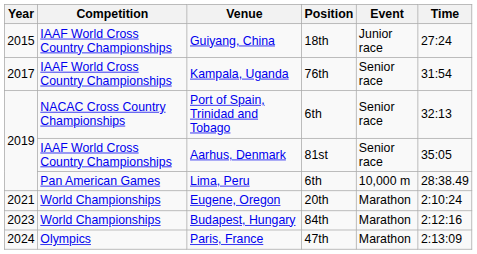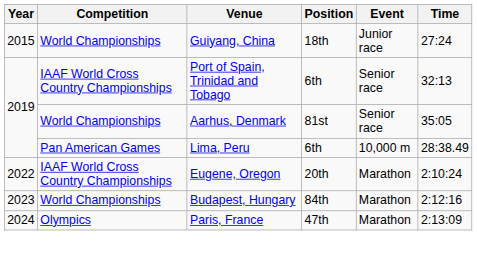(106, 40) IAAF World Cross Country Championships -> (100, 40) World Championships
- row: (239, 74)
(103, 114) NACAC Cross Country Championships -> (106, 81) IAAF World Cross Country Championships
(106, 154) IAAF World Cross Country Championships -> (100, 121) World Championships
(21, 200) 2021 -> (21, 174) 2022
(100, 200) World Championships -> (106, 174) IAAF World Cross Country Championships
